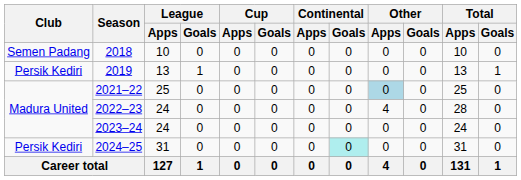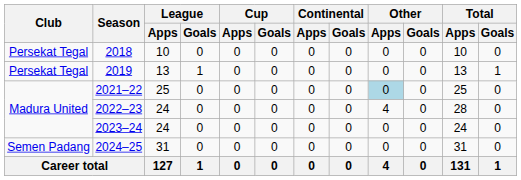(49, 52) Semen Padang -> (49, 52) Persekat Tegal
(49, 71) Persik Kediri -> (49, 71) Persekat Tegal
(49, 147) Persik Kediri -> (49, 147) Semen Padang
(349, 147) paleturquoise background -> (349, 147) no background
